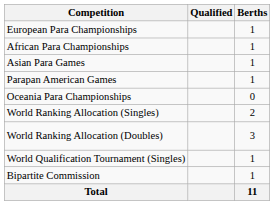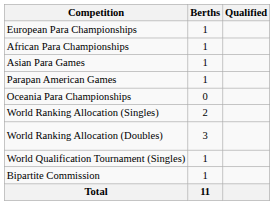columns swapped: (252, 12) <-> (211, 12)
